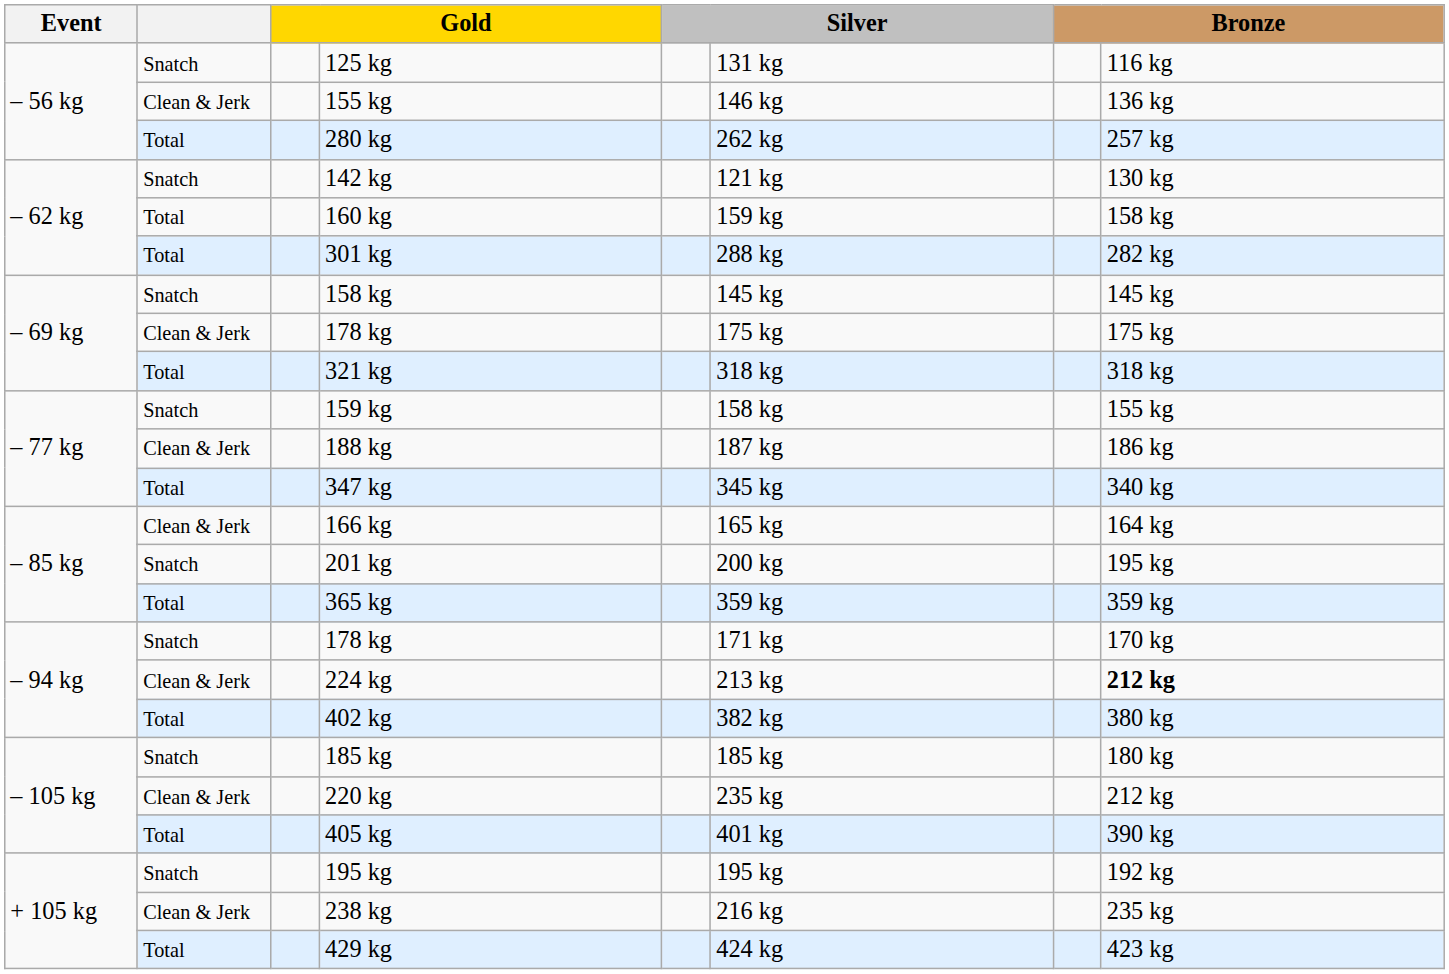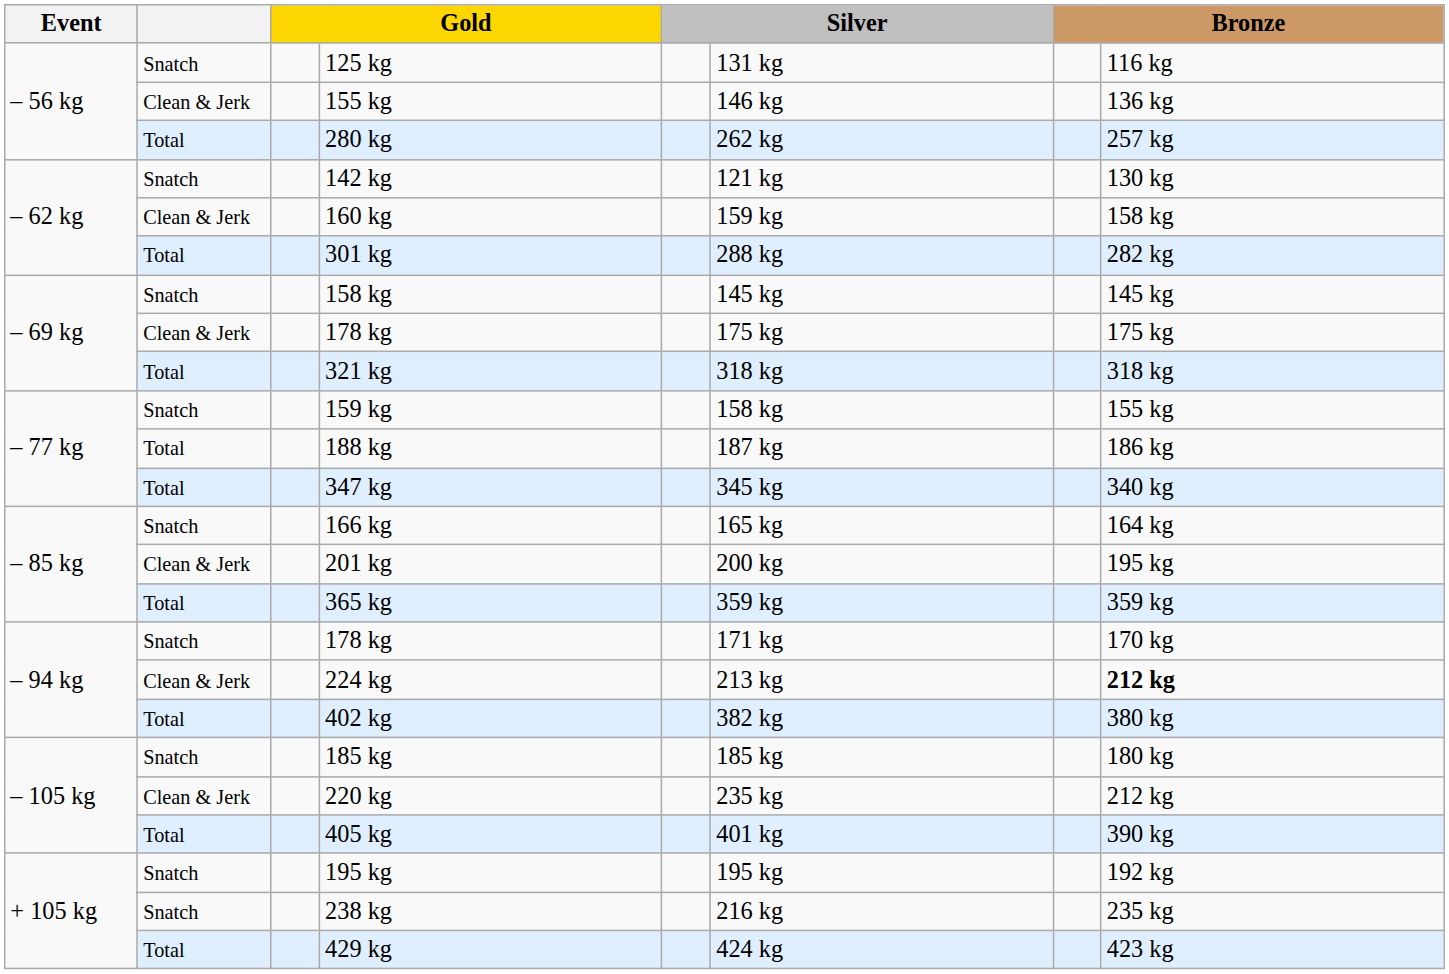(164, 218) Total -> (197, 218) Clean & Jerk
(197, 449) Clean & Jerk -> (164, 449) Total
(197, 526) Clean & Jerk -> (171, 526) Snatch
(171, 565) Snatch -> (197, 565) Clean & Jerk
(197, 912) Clean & Jerk -> (171, 912) Snatch
